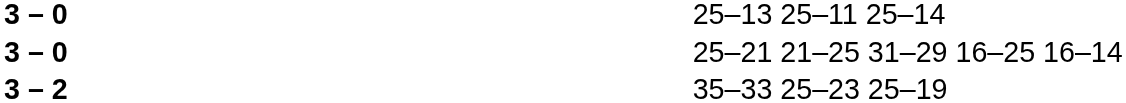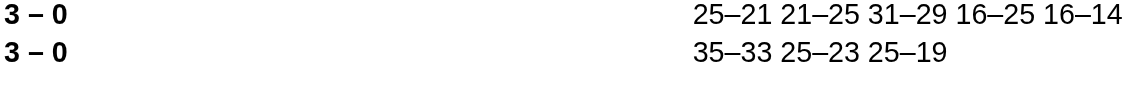- row: (819, 14)
(36, 89) 3 – 2 -> (36, 52) 3 – 0
